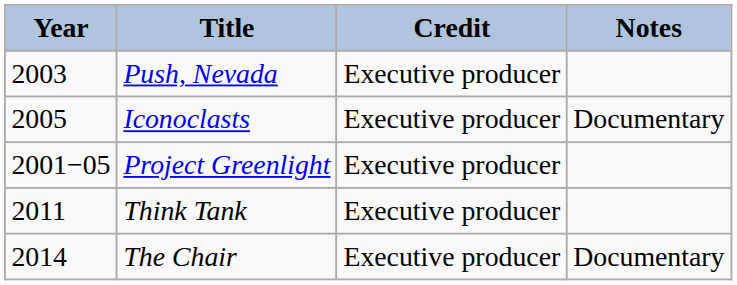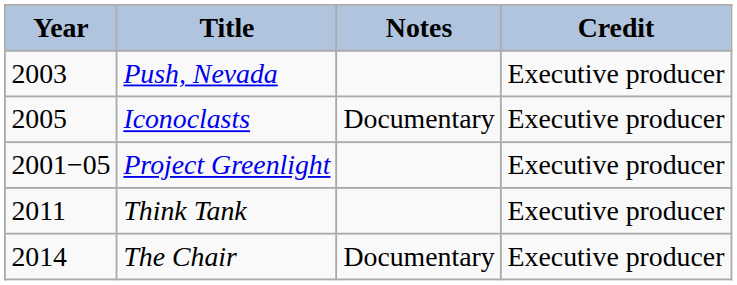columns swapped: (452, 27) <-> (649, 27)
